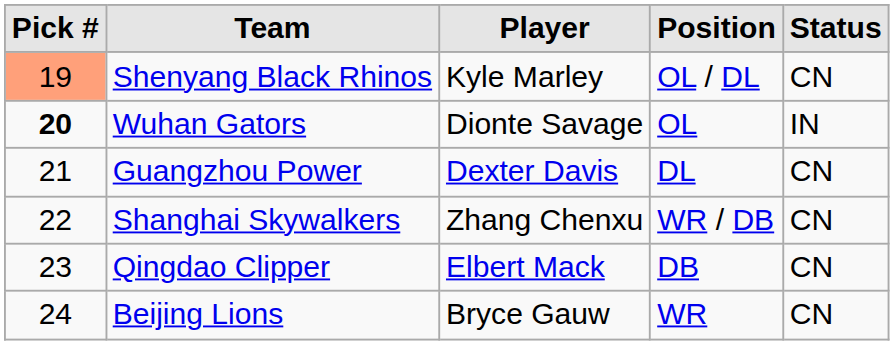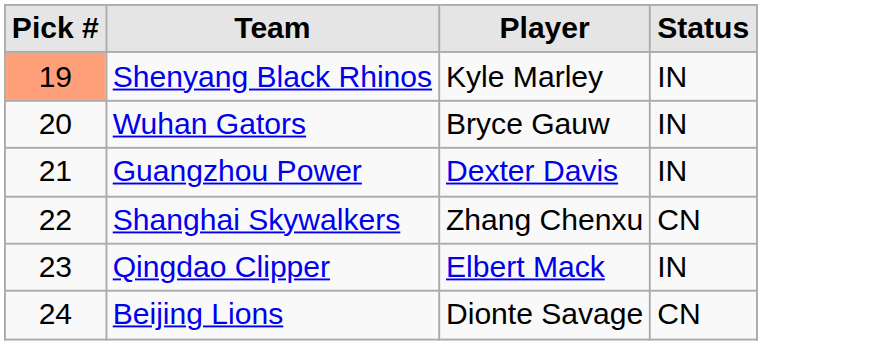- column: (717, 28)
(811, 76) CN -> (672, 76) IN
(55, 123) bold -> (55, 123) normal
(545, 123) Dionte Savage -> (528, 123) Bryce Gauw
(811, 171) CN -> (672, 171) IN
(811, 266) CN -> (672, 266) IN
(528, 314) Bryce Gauw -> (545, 314) Dionte Savage
